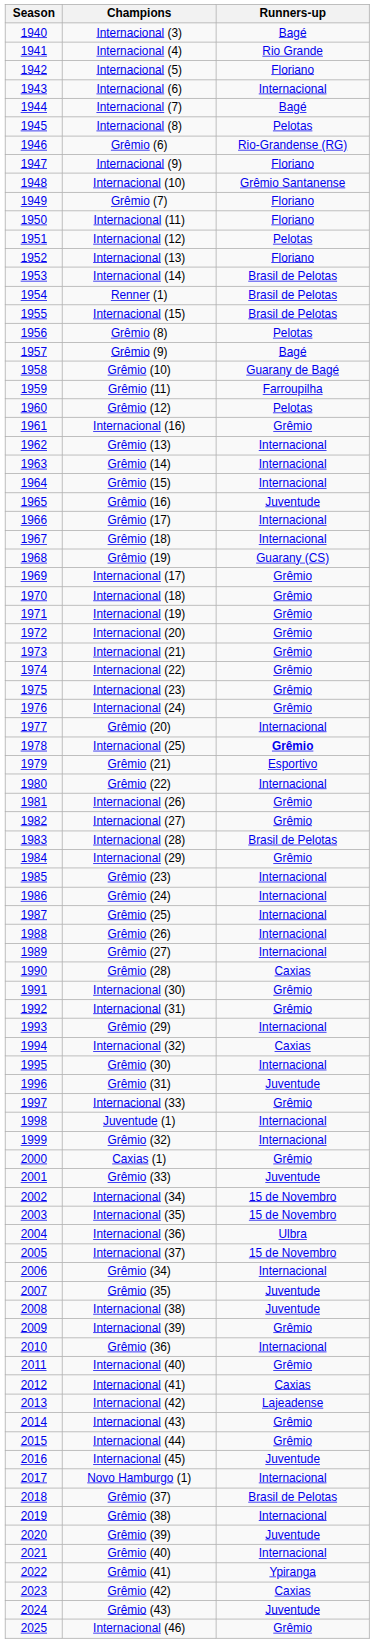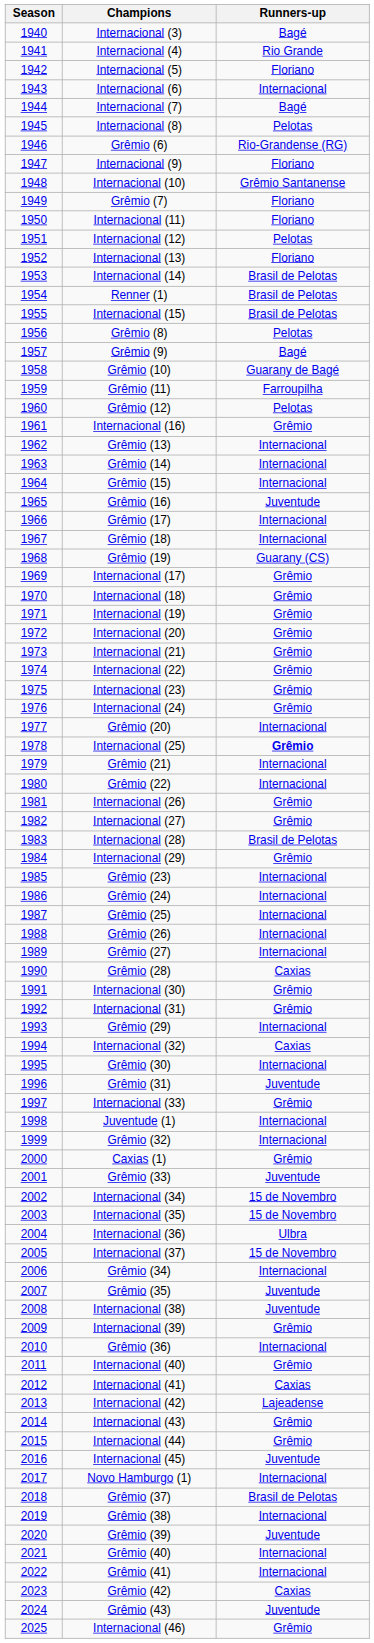(293, 764) Esportivo -> (293, 764) Internacional
(293, 1572) Ypiranga -> (293, 1572) Internacional
